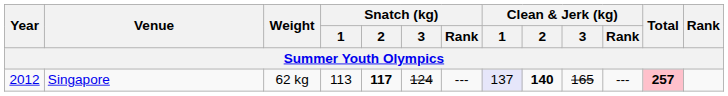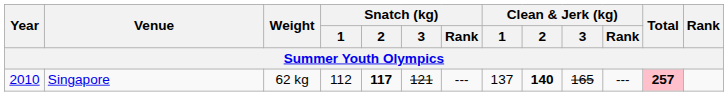(25, 79) 2012 -> (25, 79) 2010
(341, 79) 113 -> (341, 79) 112
(421, 79) 124 -> (421, 79) 121
(502, 79) lavender background -> (502, 79) no background
